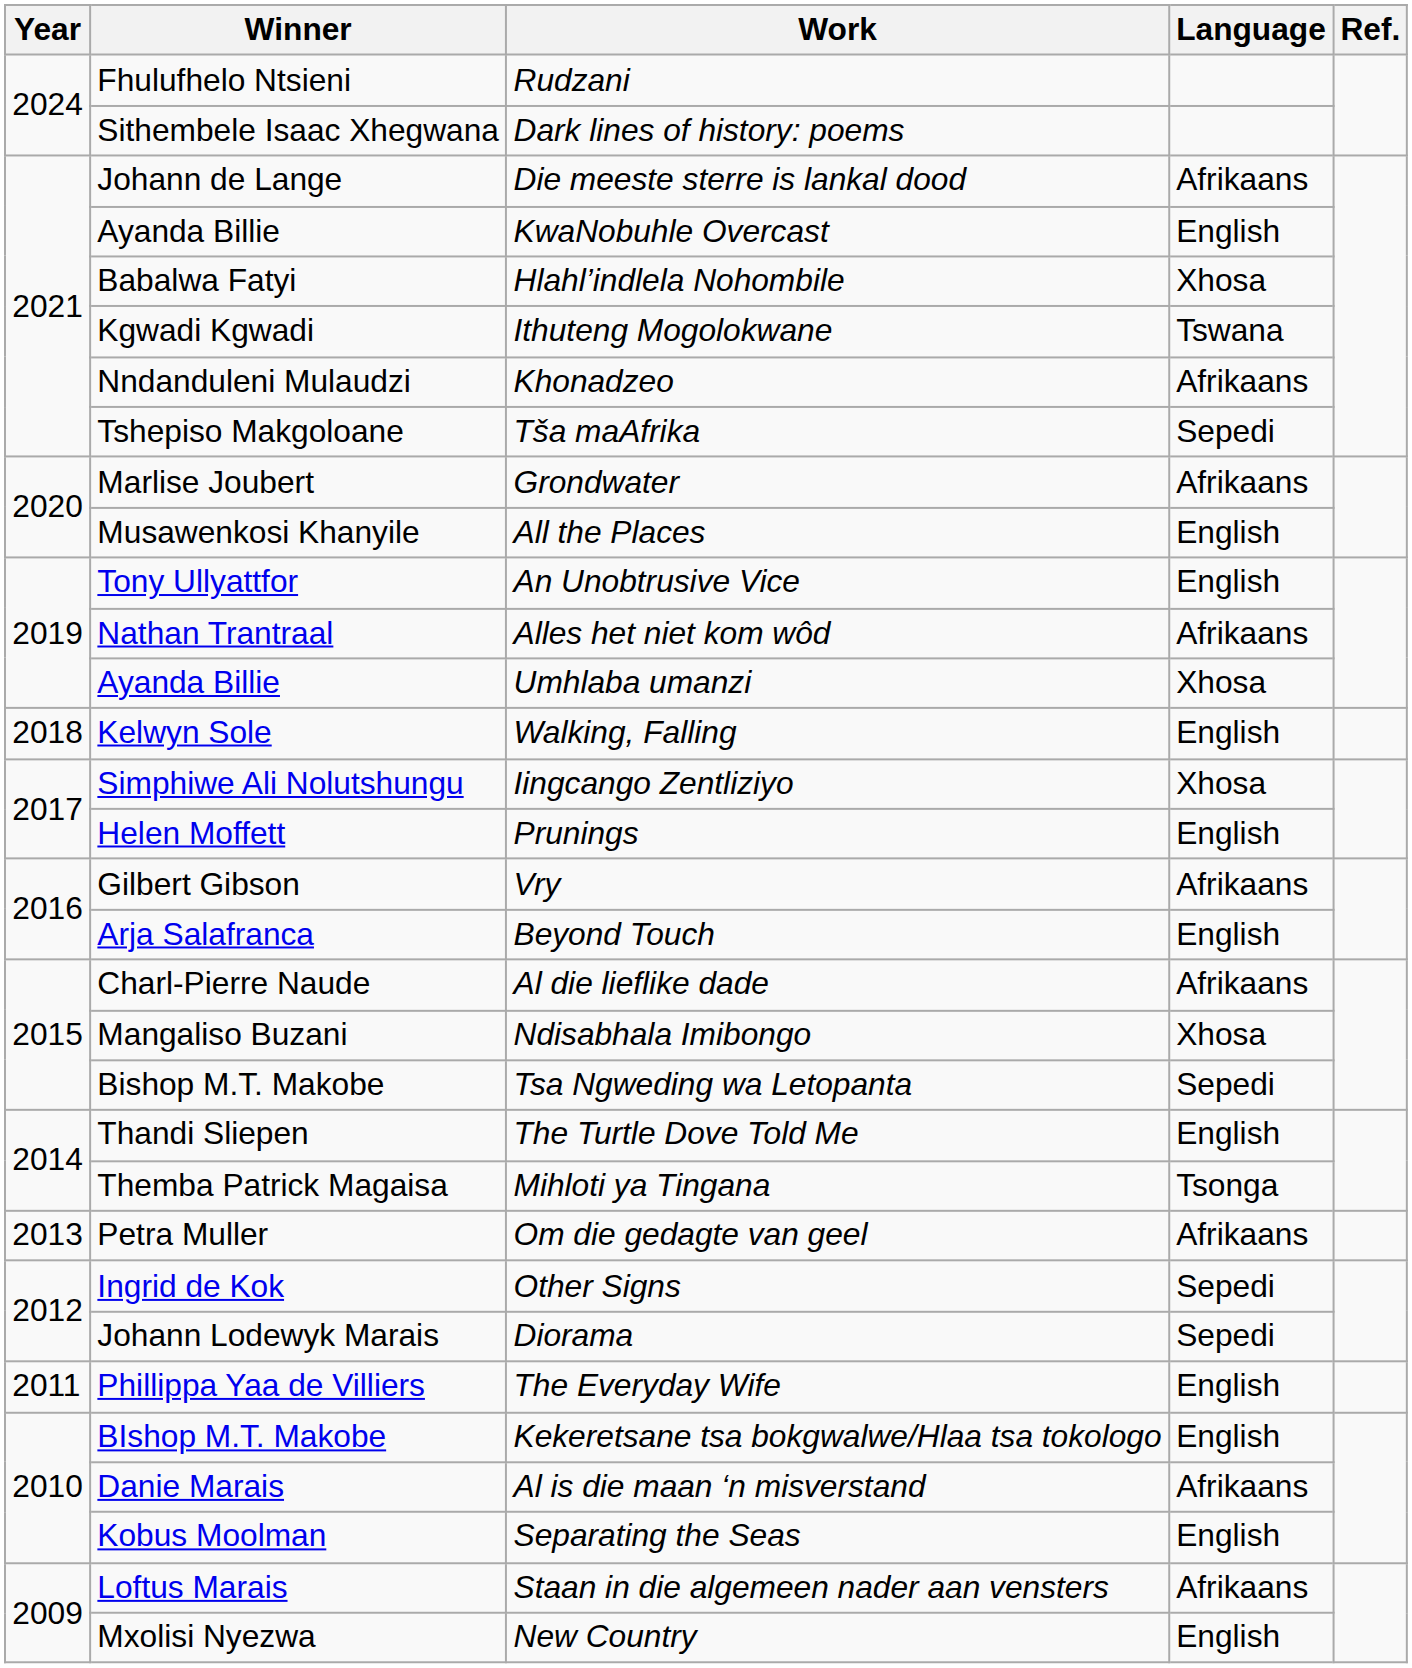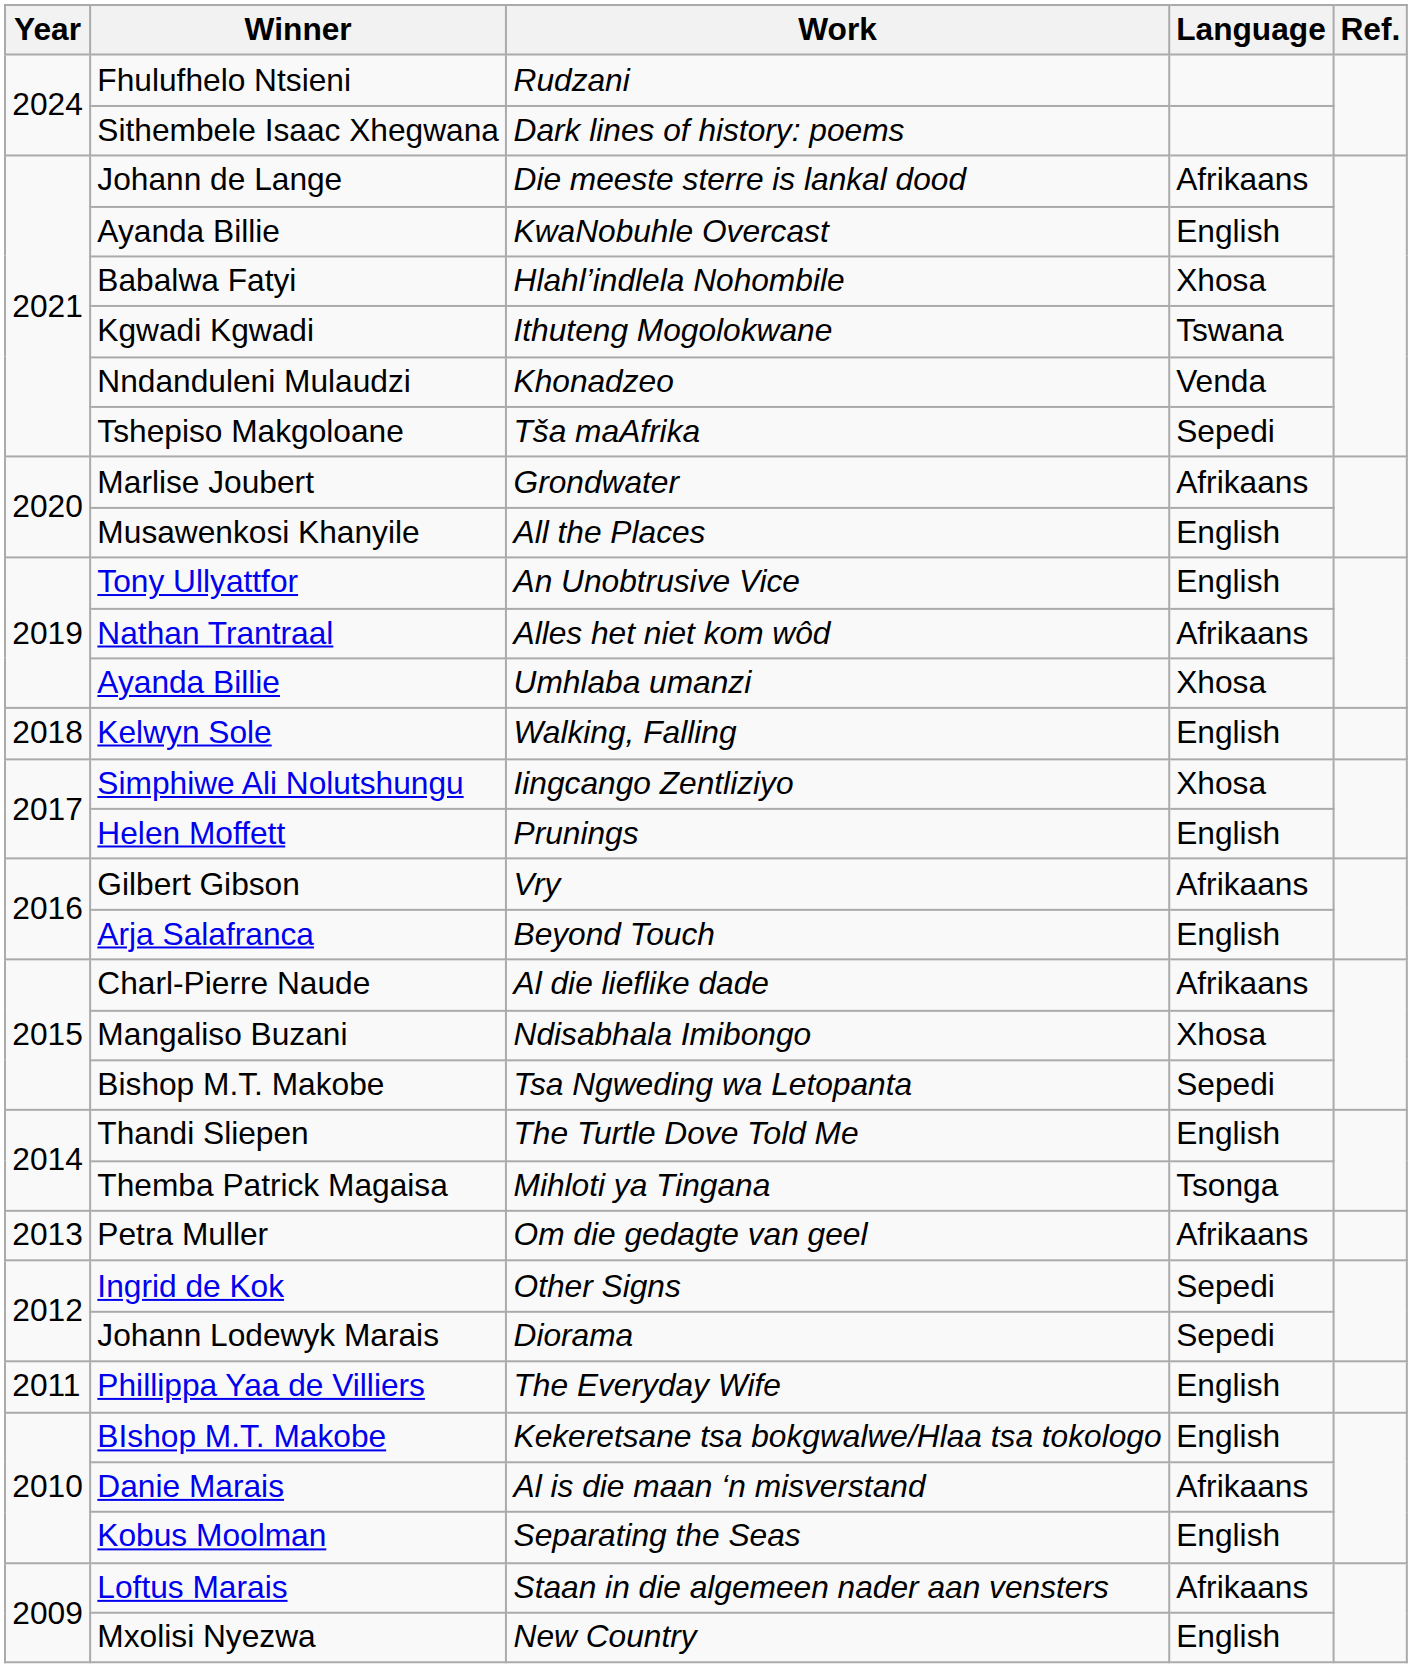(1242, 381) Afrikaans -> (1221, 381) Venda
